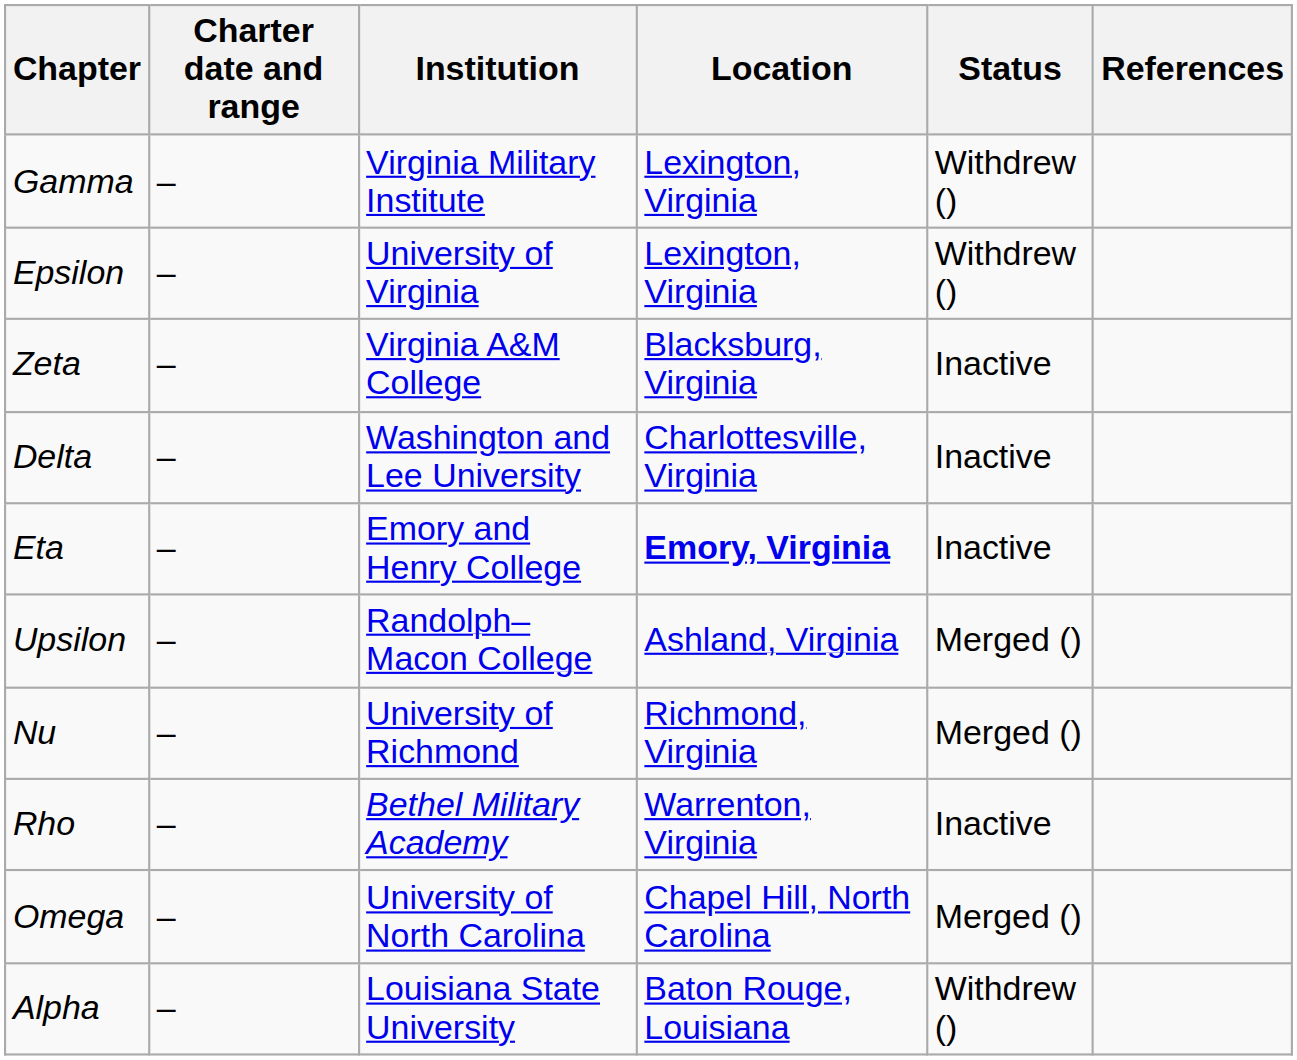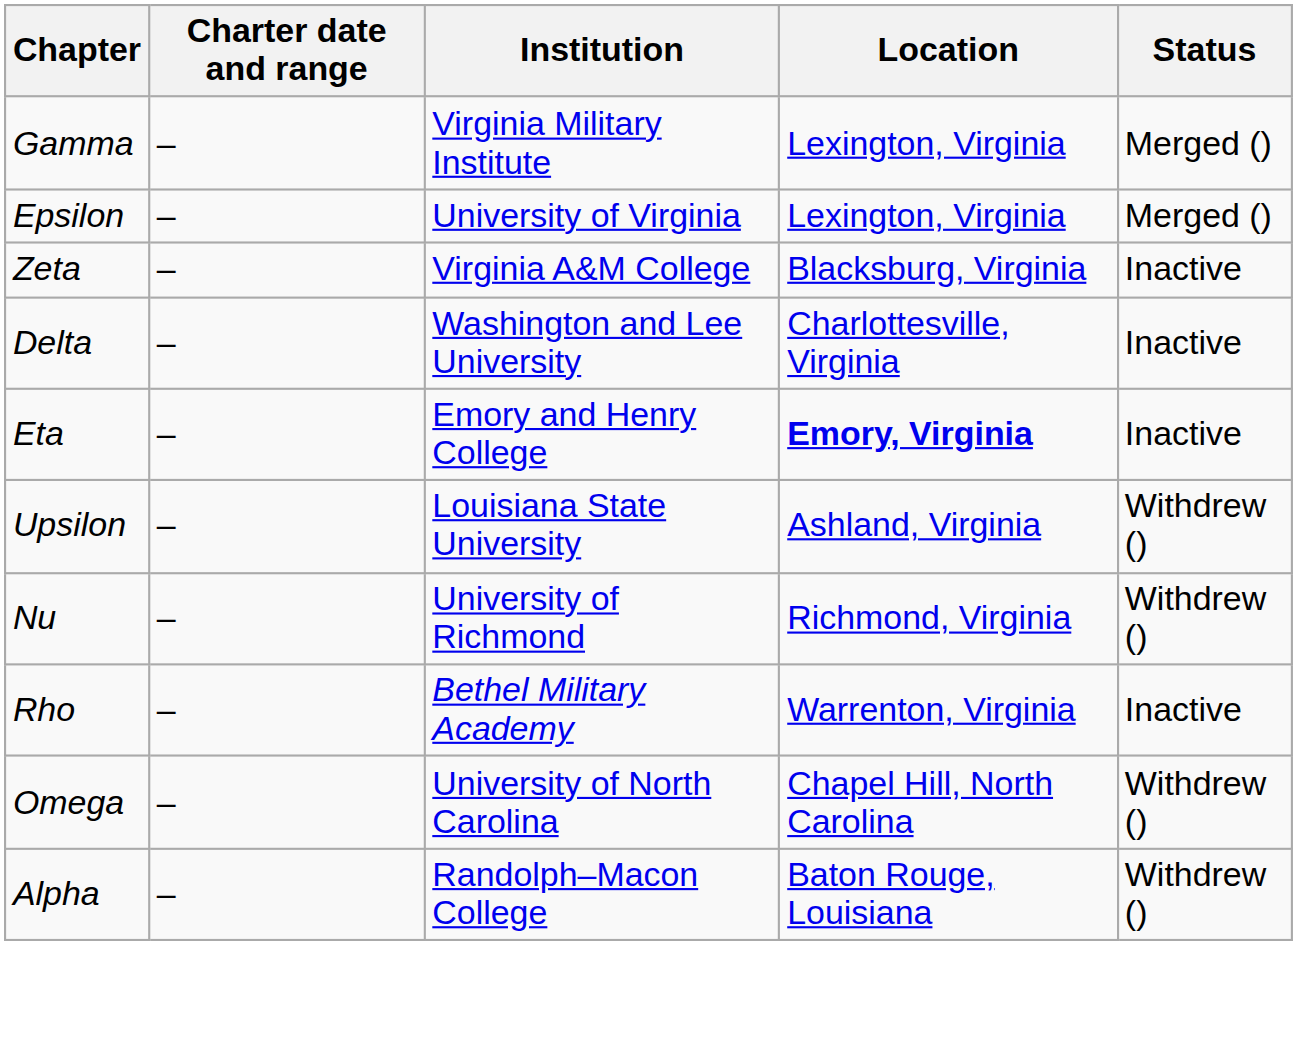- column: (1193, 69)
(1005, 180) Withdrew () -> (1198, 142) Merged ()
(1005, 272) Withdrew () -> (1198, 215) Merged ()
(479, 640) Randolph–Macon College -> (549, 525) Louisiana State University
(1008, 640) Merged () -> (1196, 525) Withdrew ()
(1008, 732) Merged () -> (1196, 617) Withdrew ()
(1008, 916) Merged () -> (1196, 801) Withdrew ()
(483, 1008) Louisiana State University -> (565, 893) Randolph–Macon College
